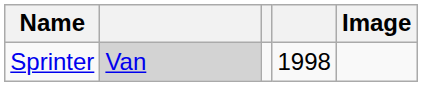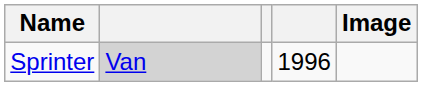(304, 61) 1998 -> (304, 61) 1996
